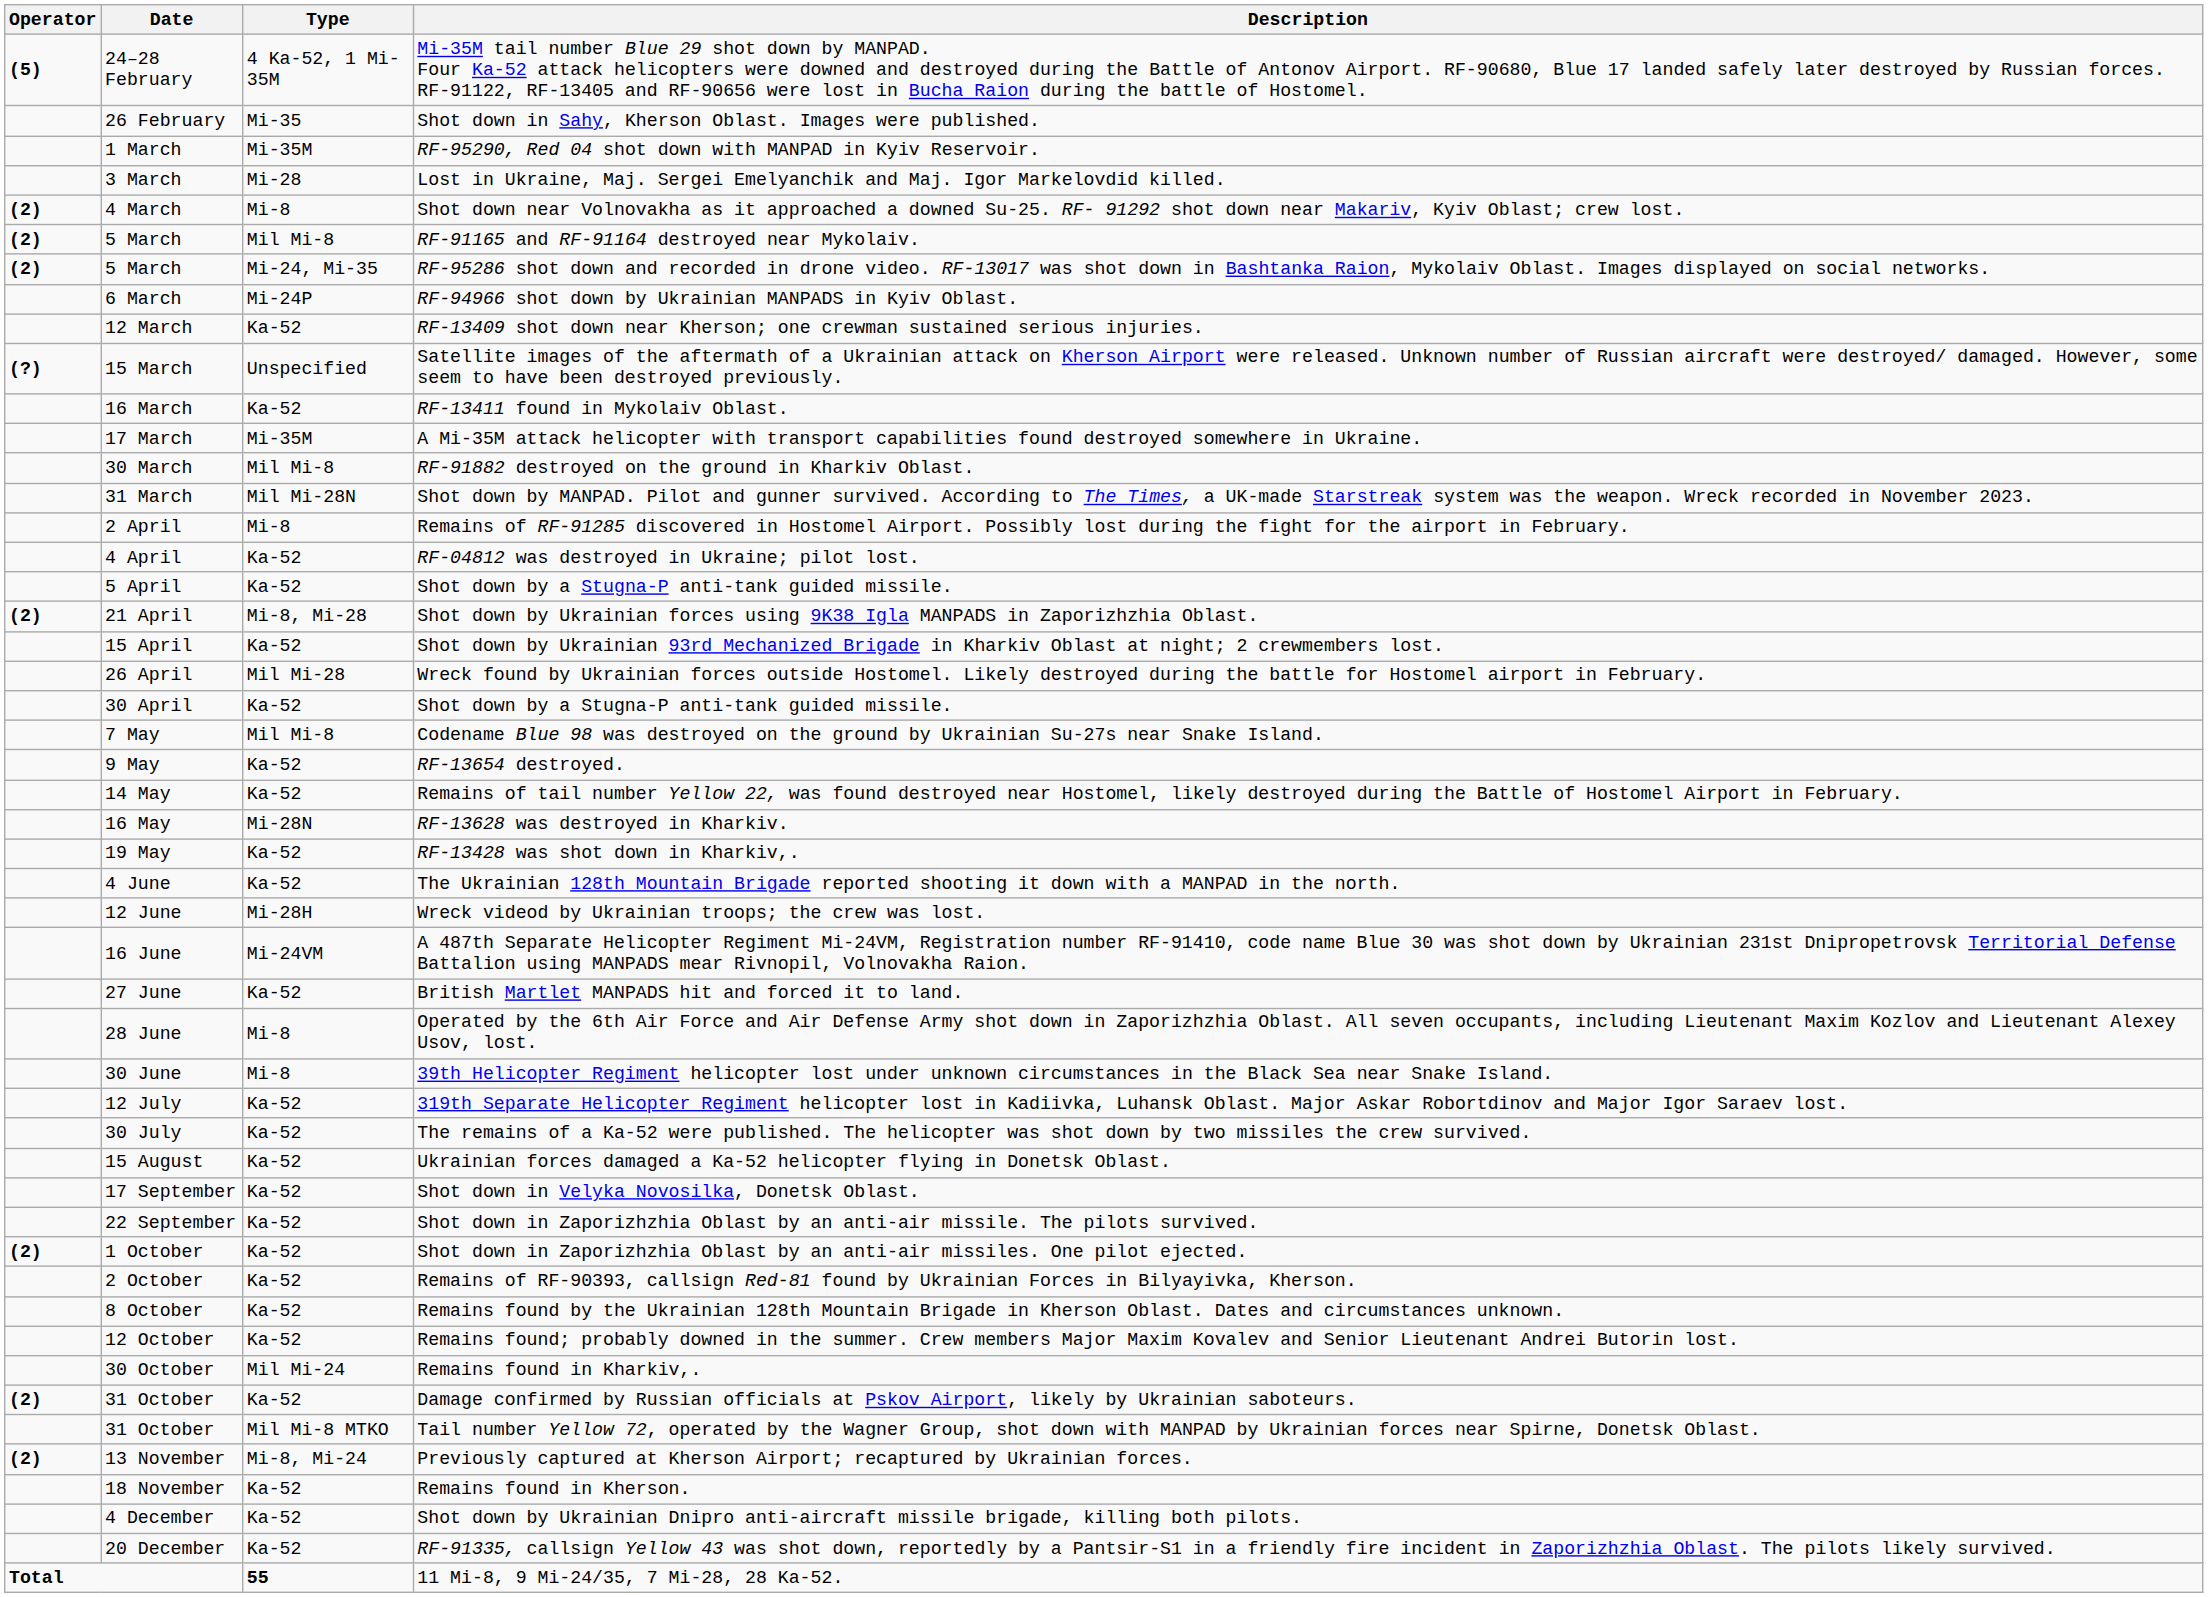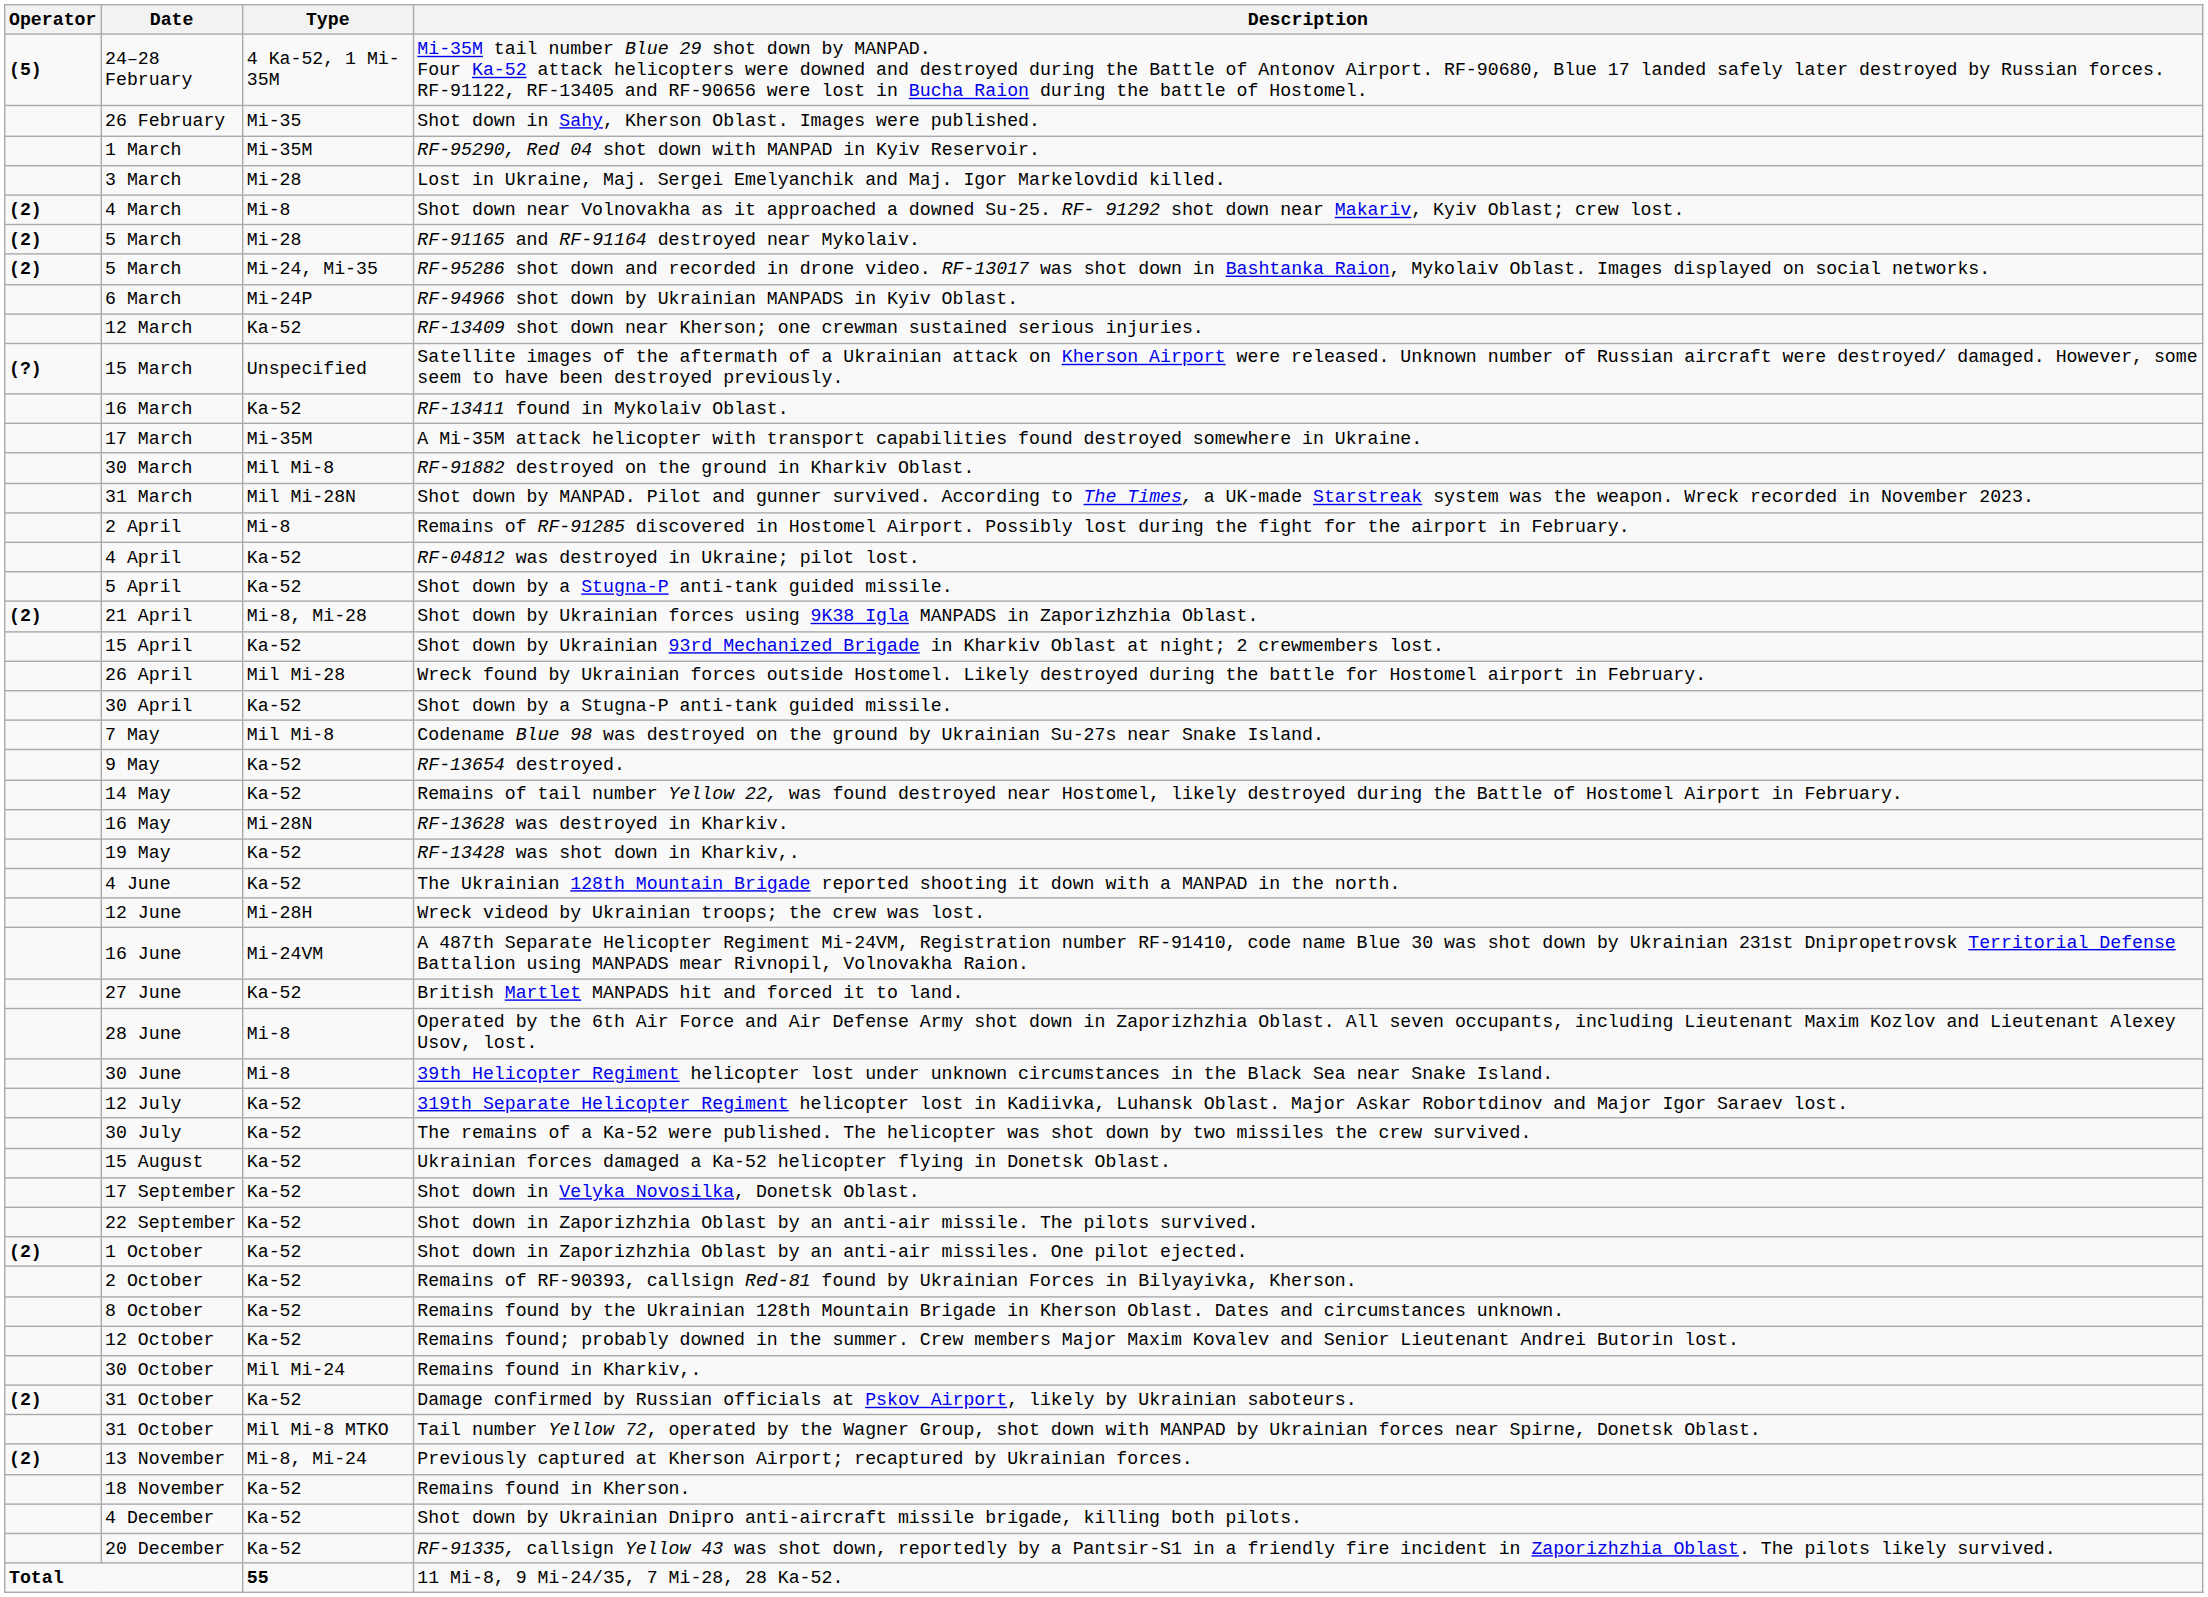(291, 240) Mil Mi-8 -> (274, 240) Mi-28
